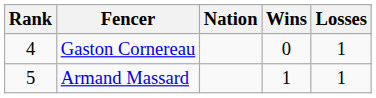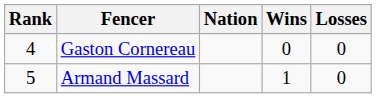(341, 48) 1 -> (341, 48) 0
(341, 78) 1 -> (341, 78) 0
